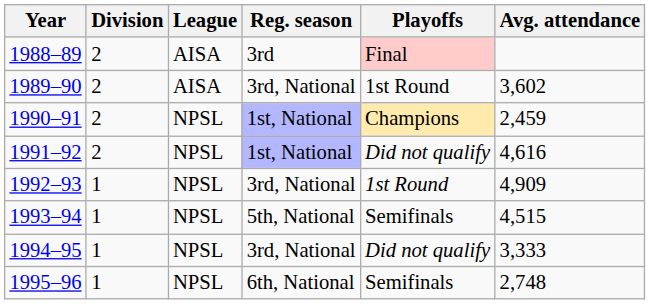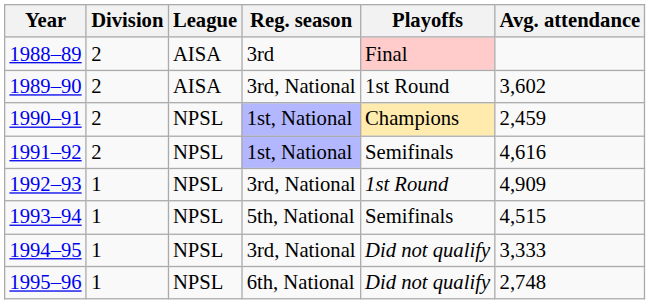(428, 151) Did not qualify -> (409, 151) Semifinals
(409, 282) Semifinals -> (428, 282) Did not qualify
